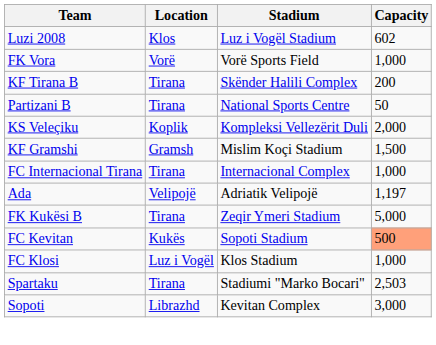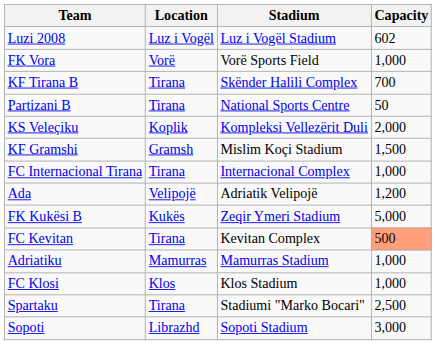(162, 37) Klos -> (181, 37) Luz i Vogël
(385, 82) 200 -> (385, 82) 700
(390, 194) 1,197 -> (390, 194) 1,200
(167, 216) Tirana -> (167, 216) Kukës
(167, 238) Kukës -> (167, 238) Tirana
(264, 238) Sopoti Stadium -> (270, 238) Kevitan Complex
+ row: (35, 261)
(181, 261) Luz i Vogël -> (162, 283) Klos
(390, 283) 2,503 -> (390, 305) 2,500
(270, 305) Kevitan Complex -> (264, 328) Sopoti Stadium
